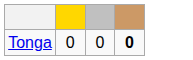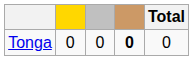+ column: (166, 17)
